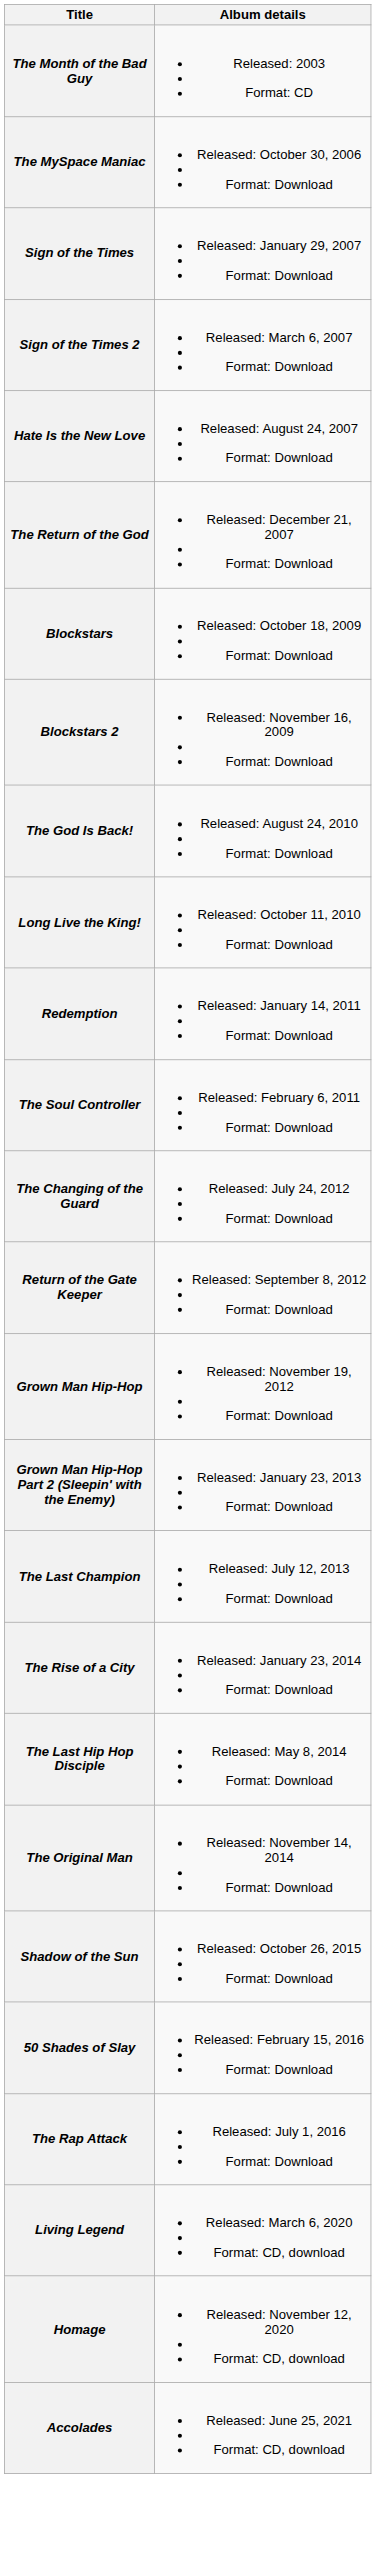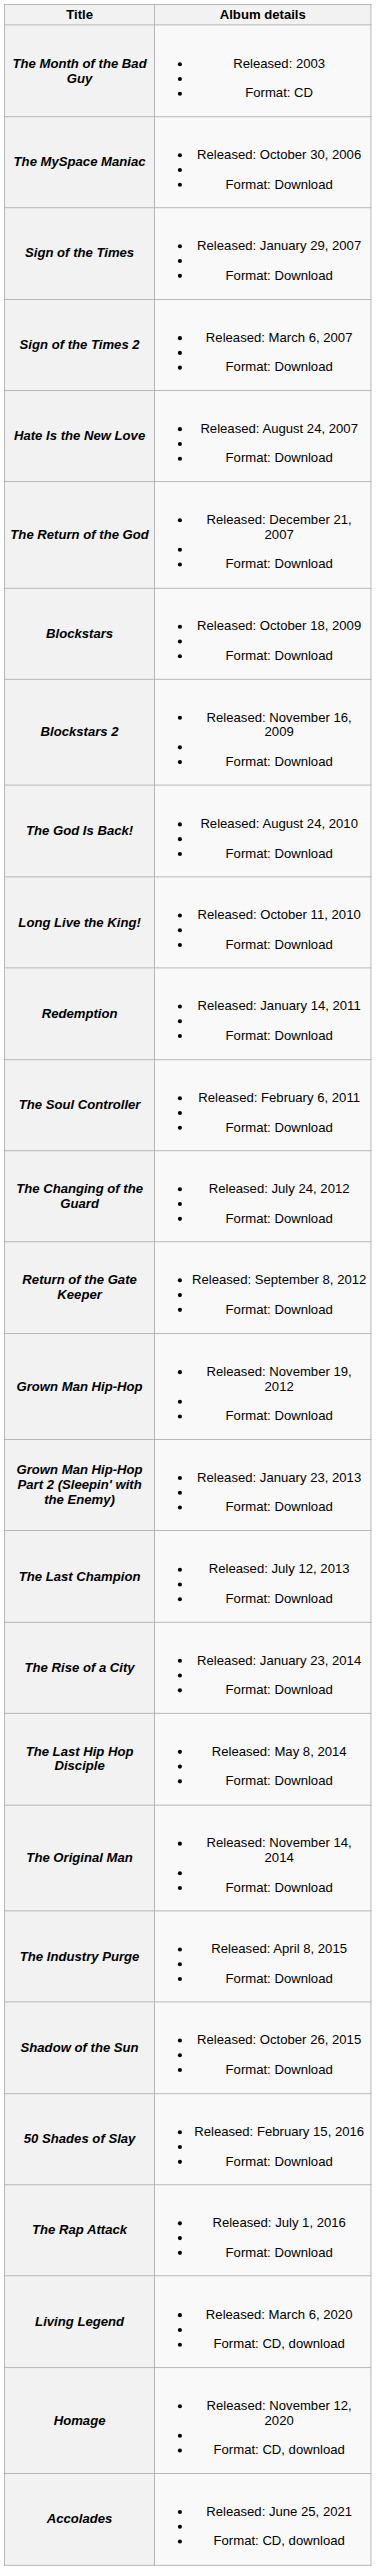+ row: (80, 1956)
